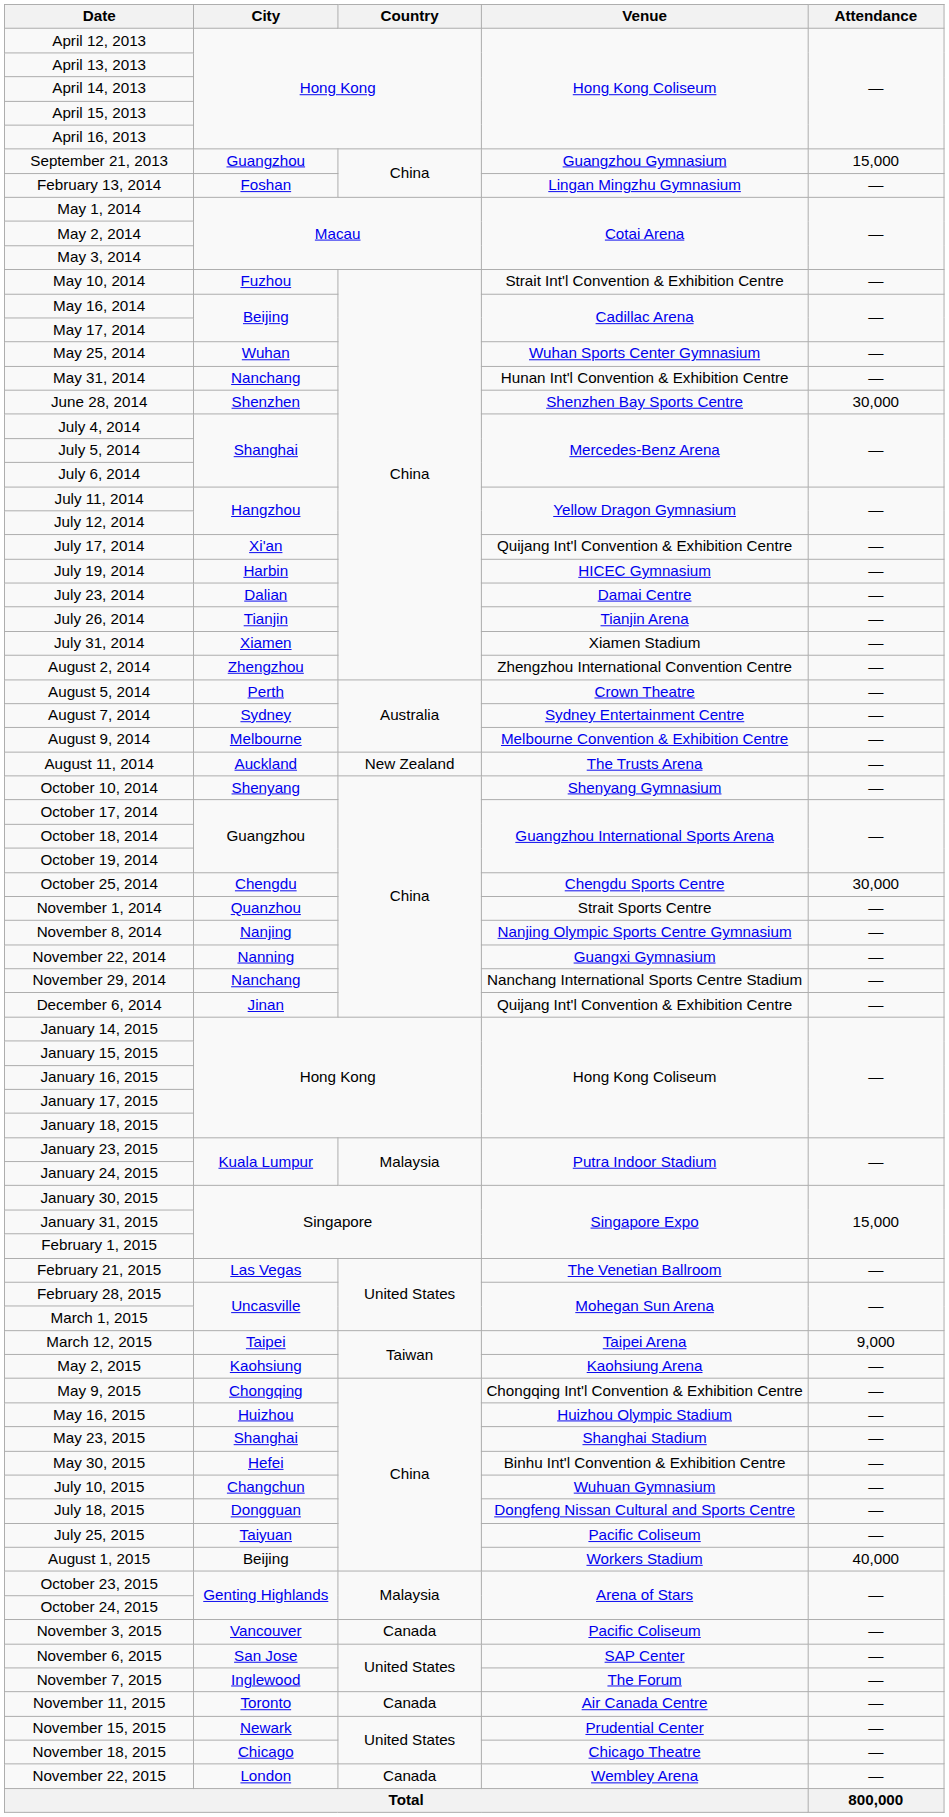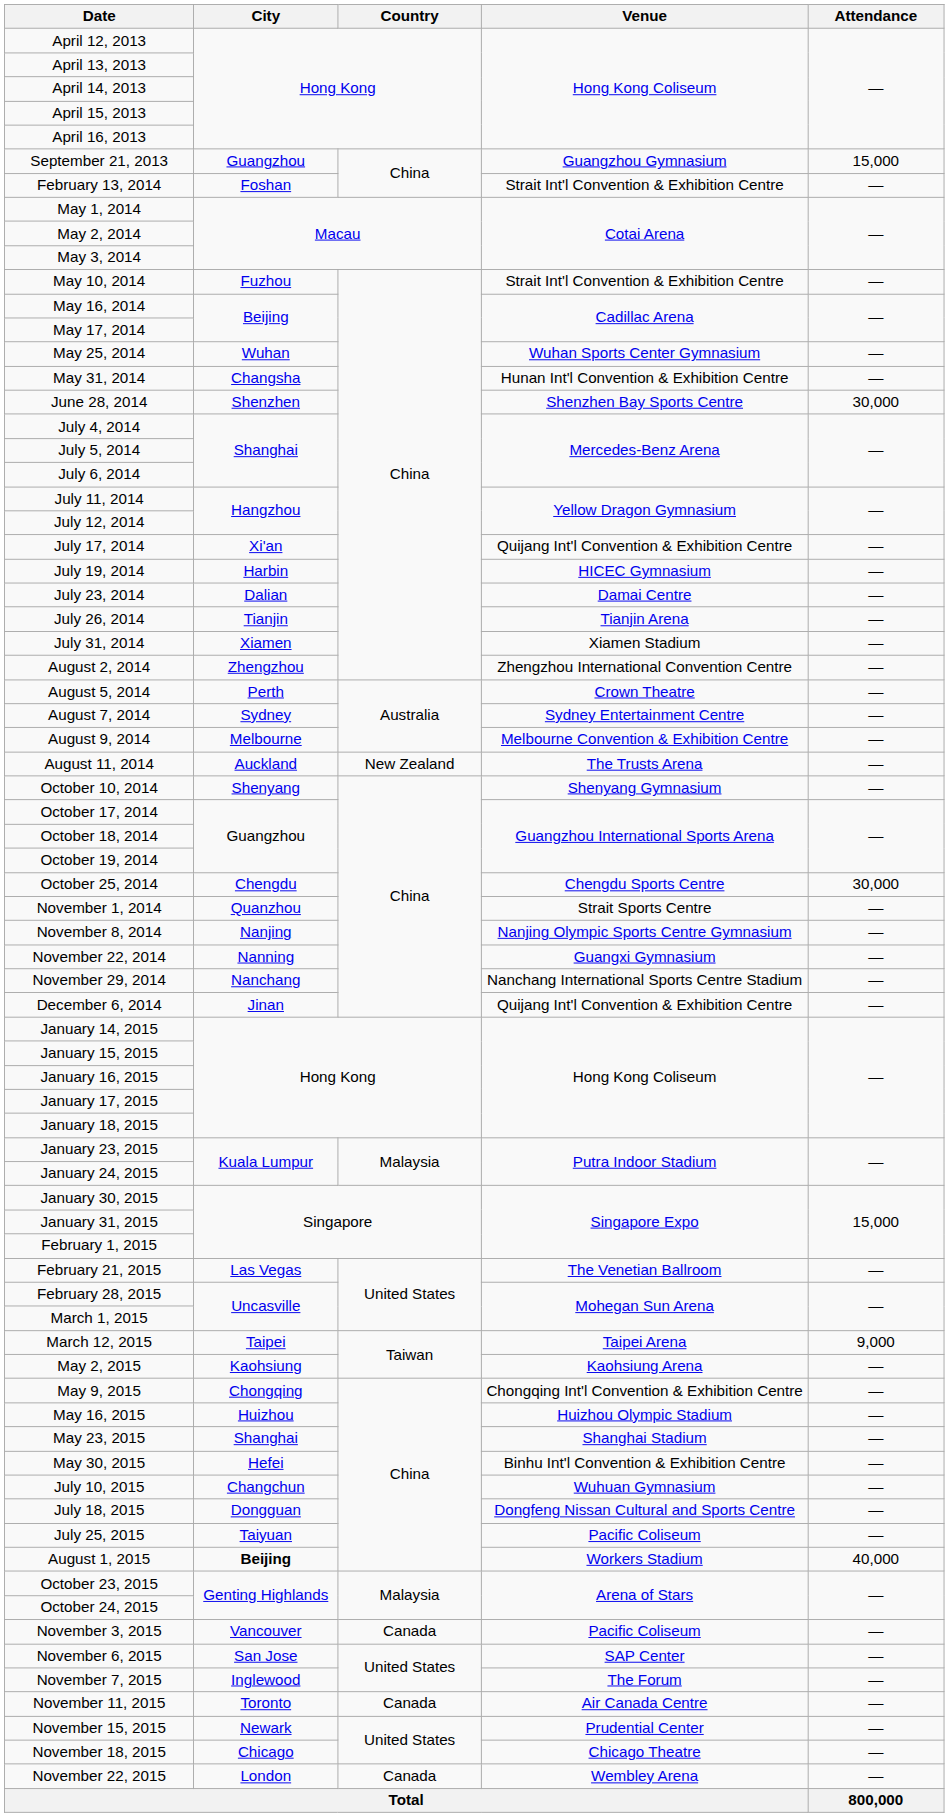(645, 185) Lingan Mingzhu Gymnasium -> (645, 185) Strait Int'l Convention & Exhibition Centre
(266, 378) Nanchang -> (266, 378) Changsha
(266, 1559) normal -> (266, 1559) bold
